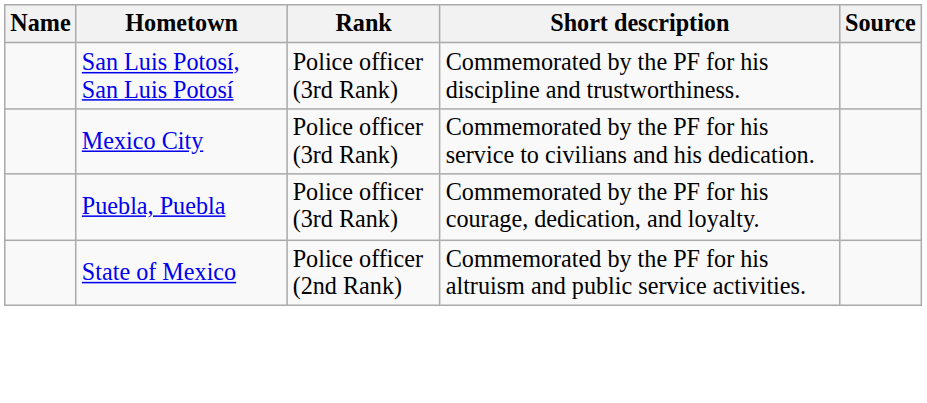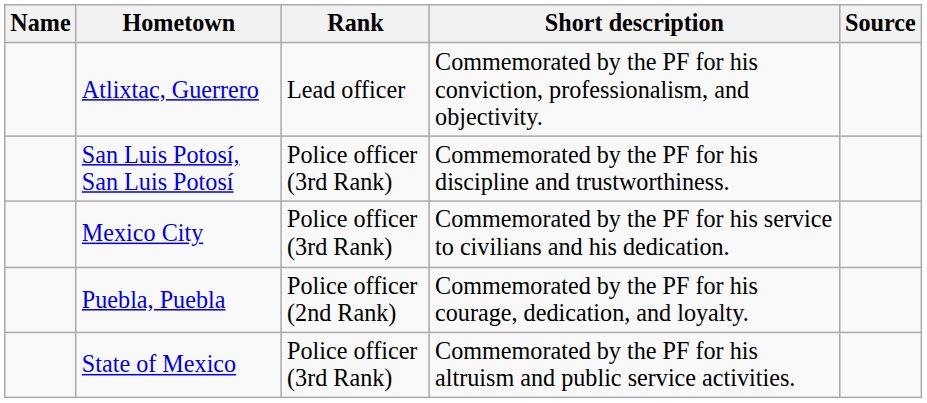+ row: (170, 89)
(358, 206) Police officer (3rd Rank) -> (352, 299) Police officer (2nd Rank)
(358, 272) Police officer (2nd Rank) -> (352, 364) Police officer (3rd Rank)
